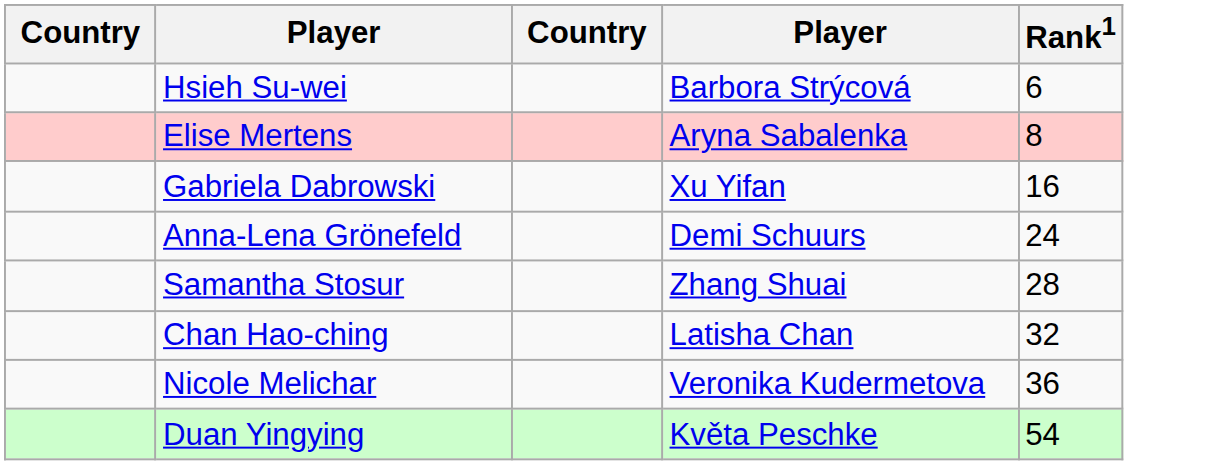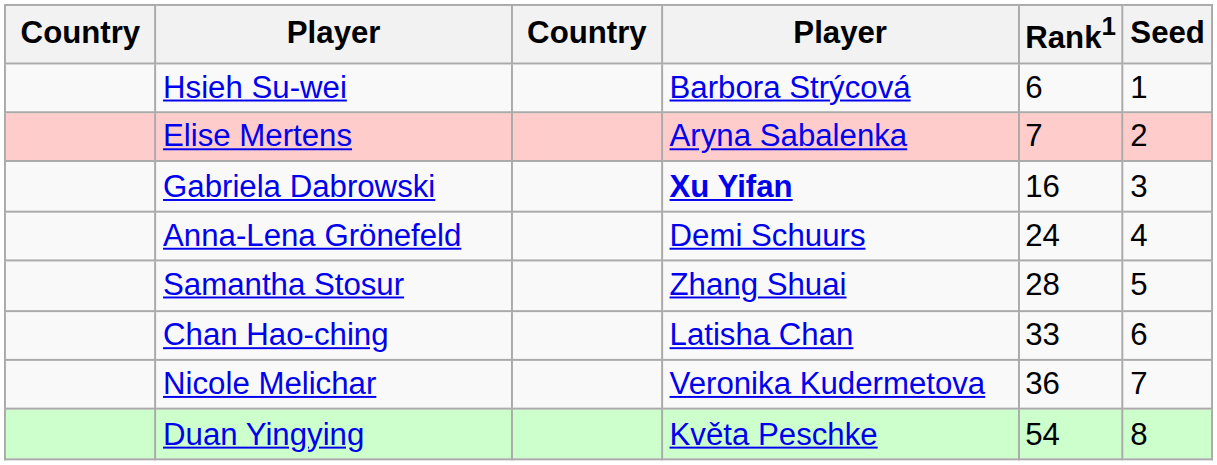+ column: (1168, 33)
(1034, 136) 8 -> (1034, 136) 7
(728, 186) normal -> (731, 186) bold
(1043, 334) 32 -> (1043, 334) 33
